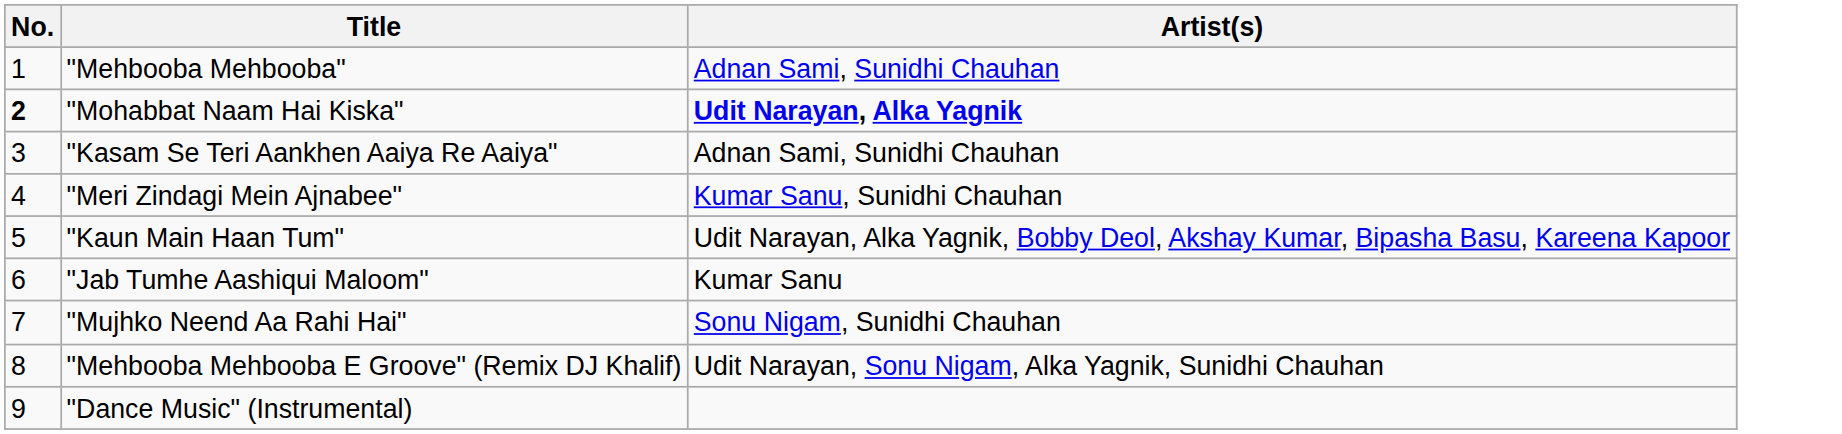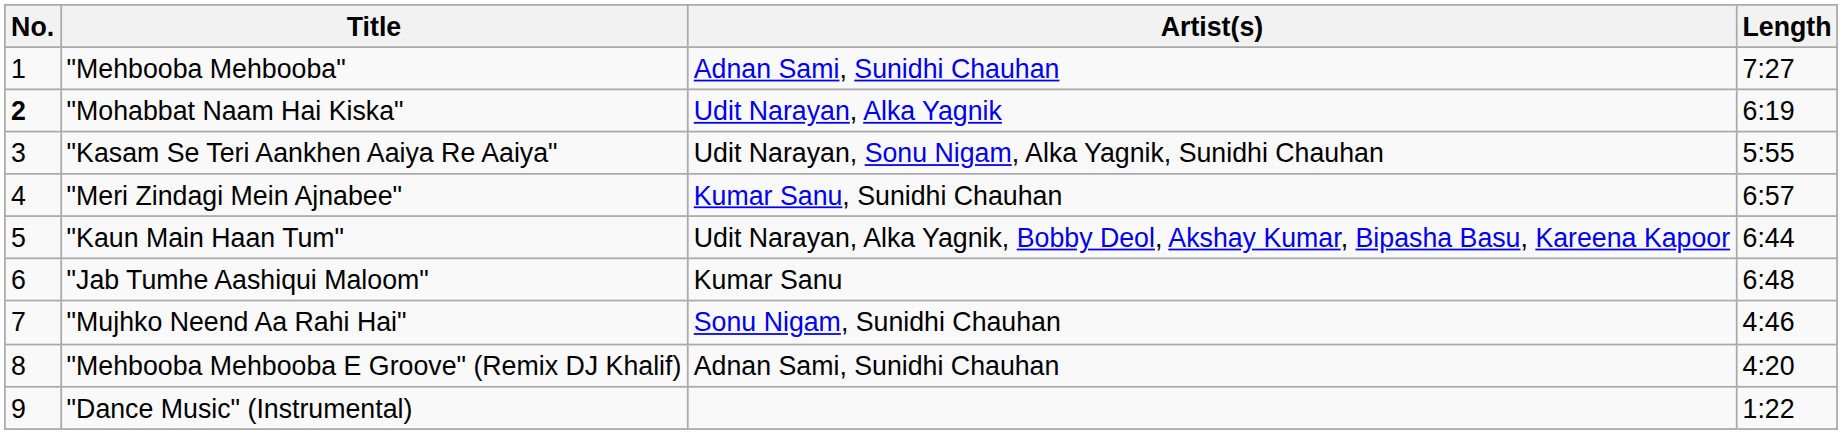+ column: (1787, 26)
(858, 111) bold -> (848, 111) normal
(877, 153) Adnan Sami, Sunidhi Chauhan -> (1039, 153) Udit Narayan, Sonu Nigam, Alka Yagnik, Sunidhi Chauhan
(1039, 365) Udit Narayan, Sonu Nigam, Alka Yagnik, Sunidhi Chauhan -> (877, 365) Adnan Sami, Sunidhi Chauhan
